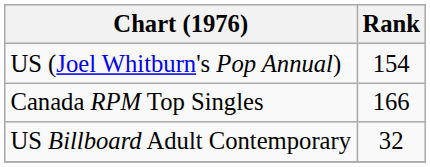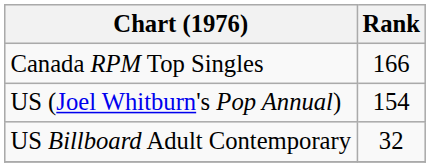rows swapped: (137, 102) <-> (176, 63)
